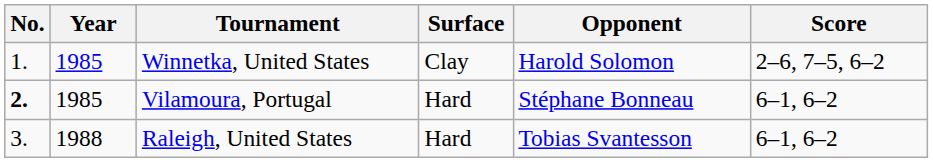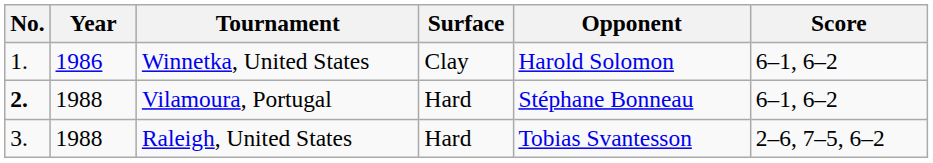(79, 61) 1985 -> (79, 61) 1986
(820, 61) 2–6, 7–5, 6–2 -> (797, 61) 6–1, 6–2
(79, 99) 1985 -> (79, 99) 1988
(797, 137) 6–1, 6–2 -> (820, 137) 2–6, 7–5, 6–2
